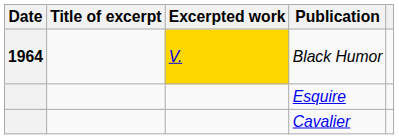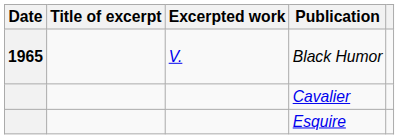(26, 56) 1964 -> (26, 56) 1965
(176, 56) gold background -> (176, 56) no background
rows swapped: (319, 96) <-> (321, 121)
